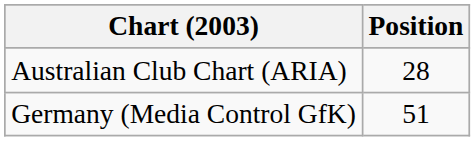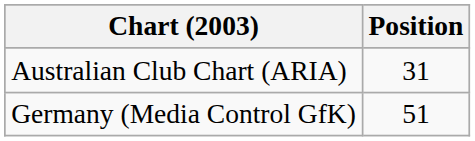(416, 69) 28 -> (416, 69) 31
